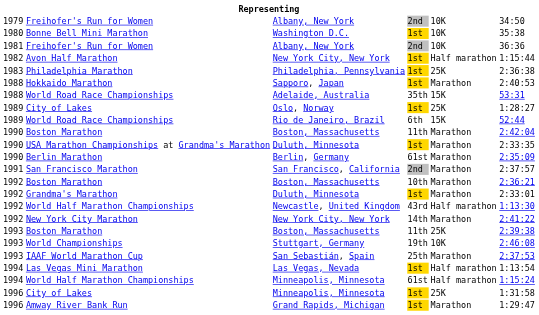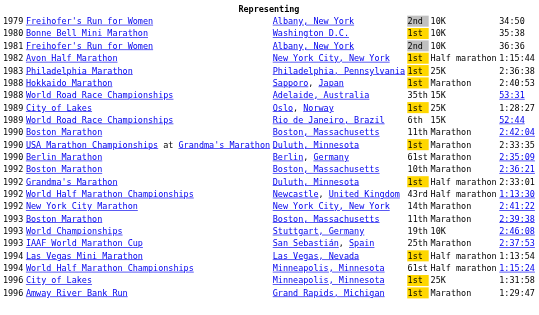- row: (13, 169)
(451, 194) Marathon -> (464, 182) Half marathon
(438, 231) 25K -> (451, 219) Marathon
